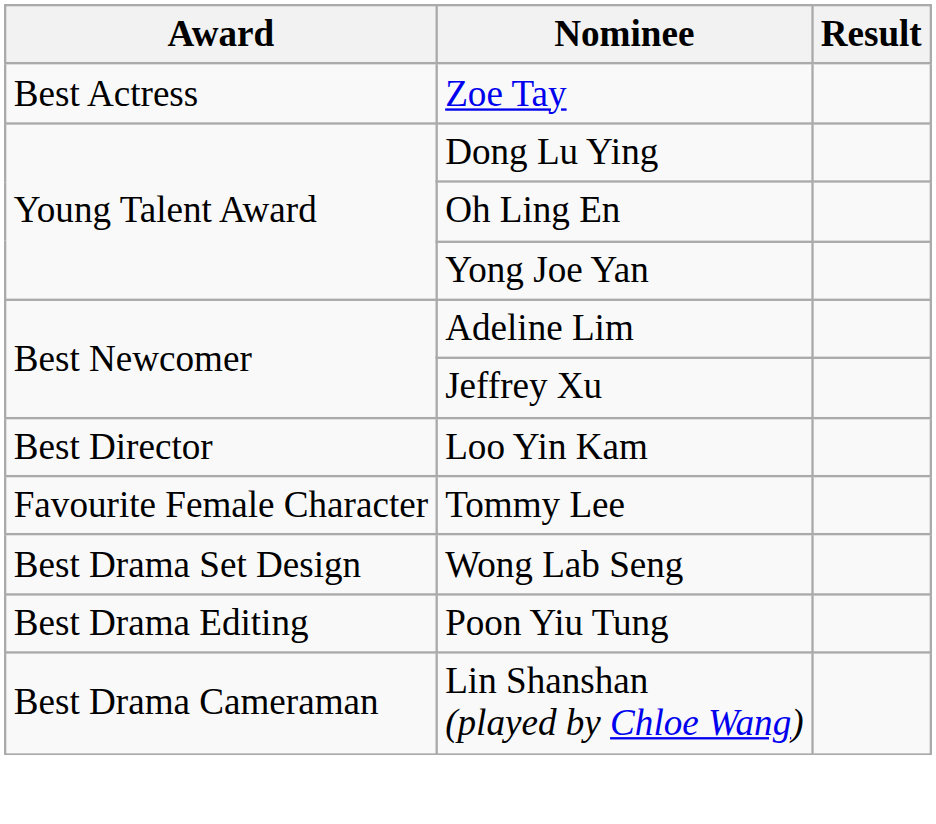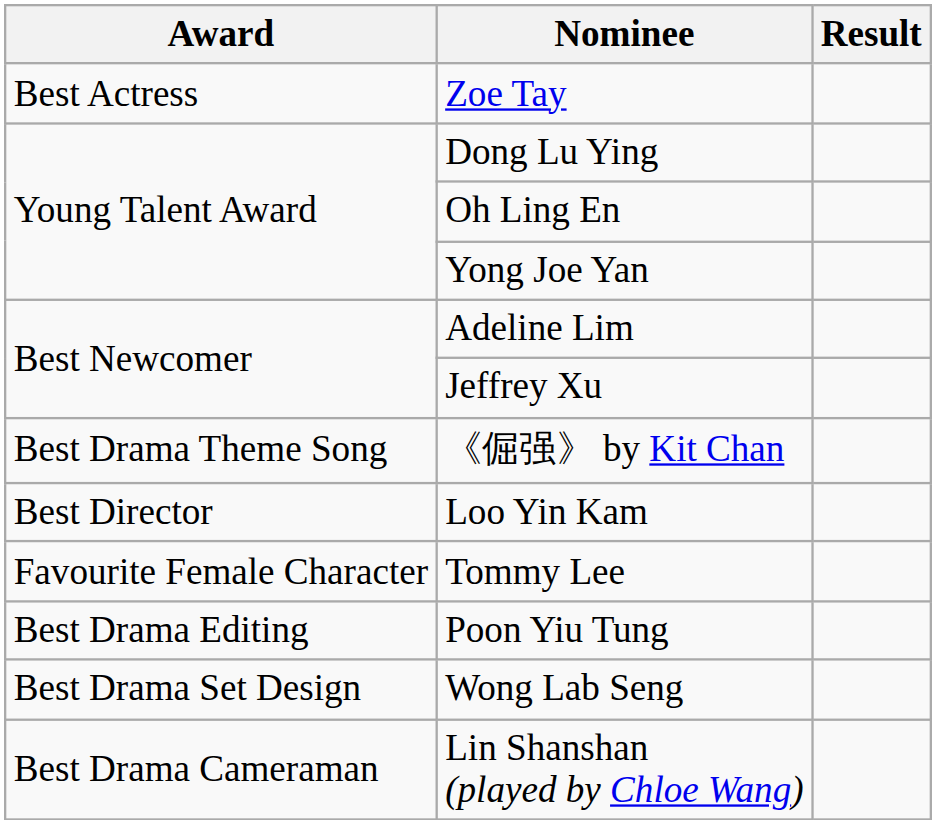+ row: (615, 448)
rows swapped: (564, 563) <-> (557, 622)
